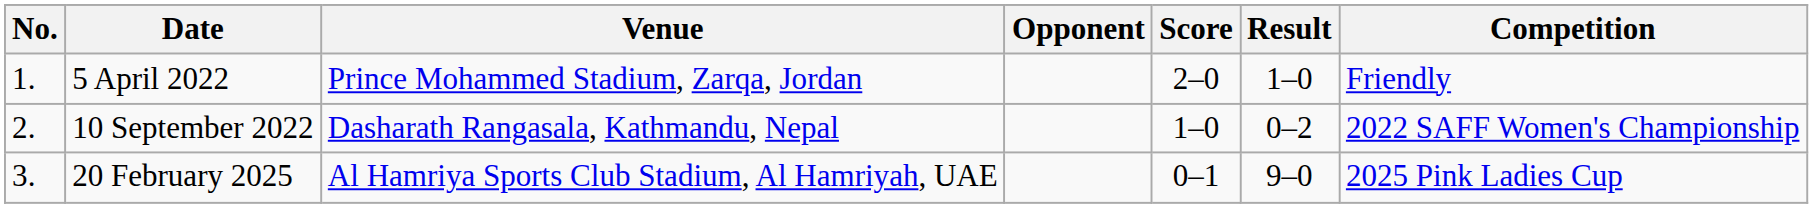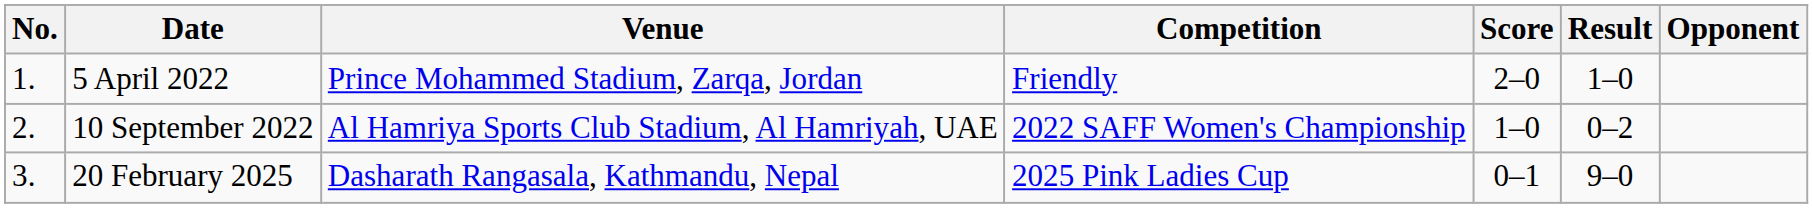columns swapped: (1078, 29) <-> (1573, 29)
(583, 127) Dasharath Rangasala, Kathmandu, Nepal -> (663, 127) Al Hamriya Sports Club Stadium, Al Hamriyah, UAE
(663, 176) Al Hamriya Sports Club Stadium, Al Hamriyah, UAE -> (583, 176) Dasharath Rangasala, Kathmandu, Nepal
